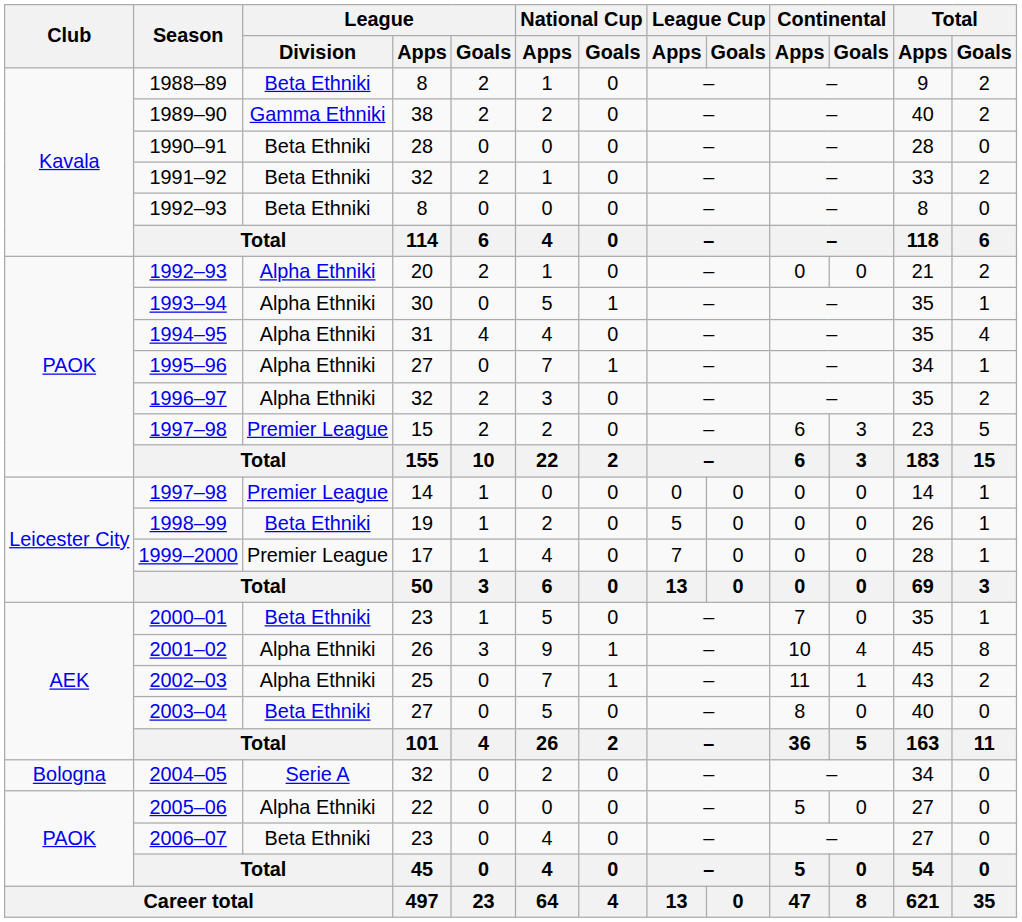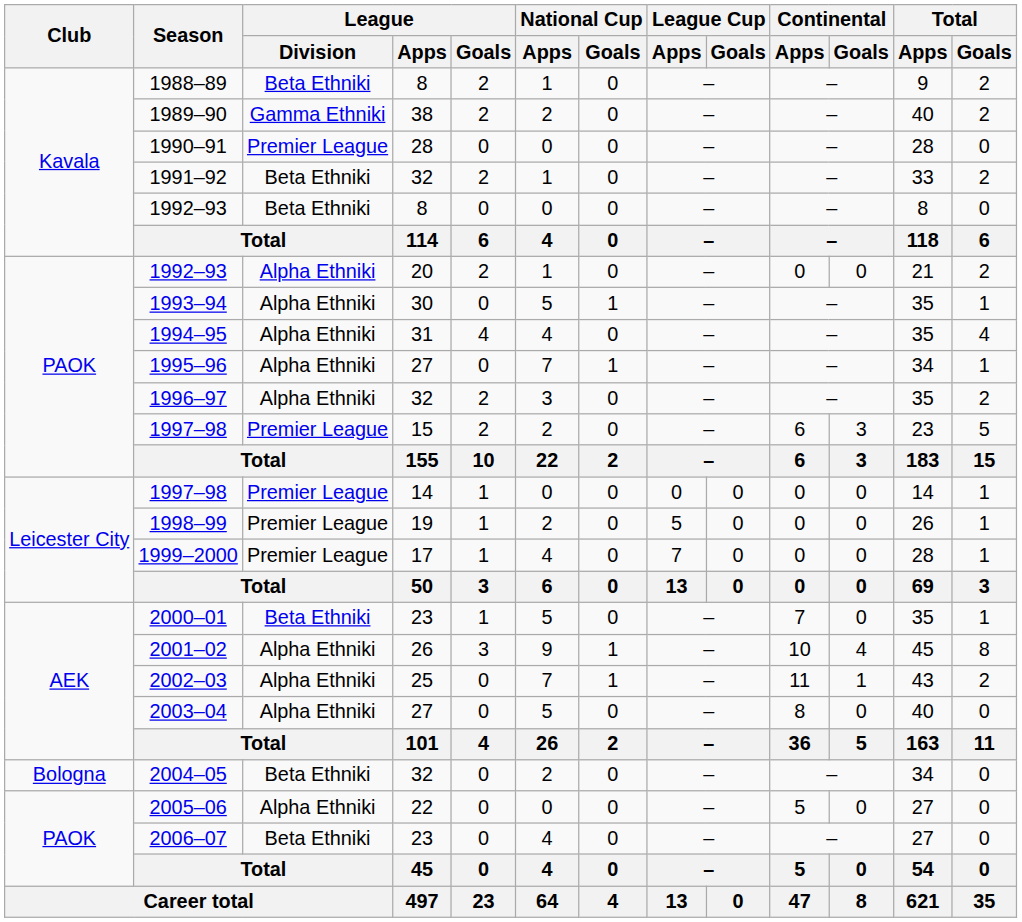(318, 146) Beta Ethniki -> (318, 146) Premier League
(318, 523) Beta Ethniki -> (318, 523) Premier League
(318, 712) Beta Ethniki -> (318, 712) Alpha Ethniki
(318, 775) Serie A -> (318, 775) Beta Ethniki
